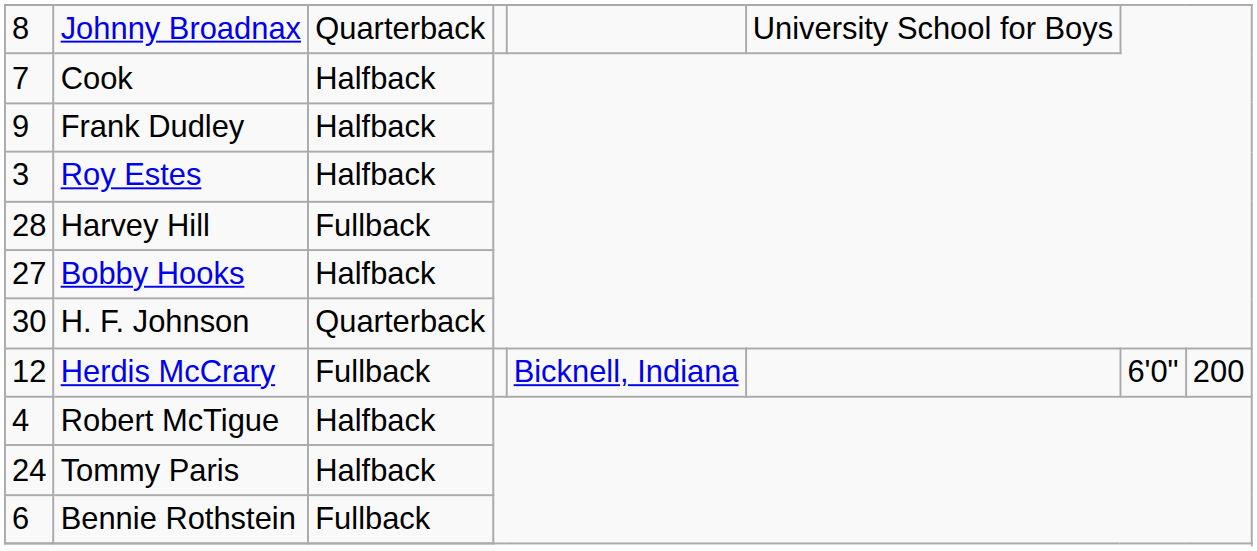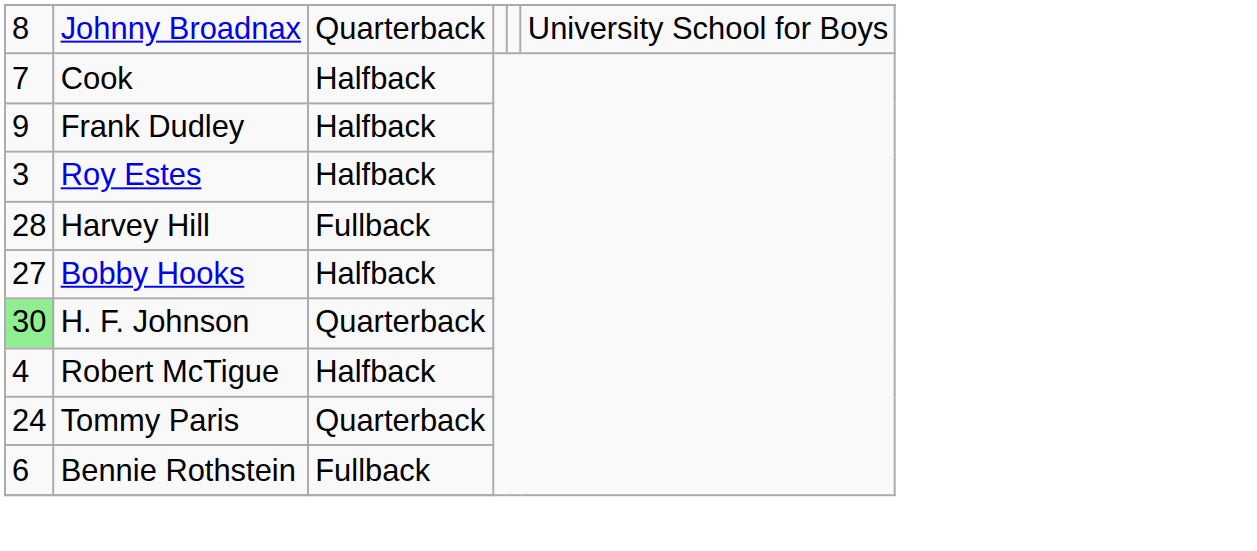(29, 322) no background -> (29, 322) lightgreen background
- row: (168, 371)
(375, 469) Halfback -> (400, 420) Quarterback
